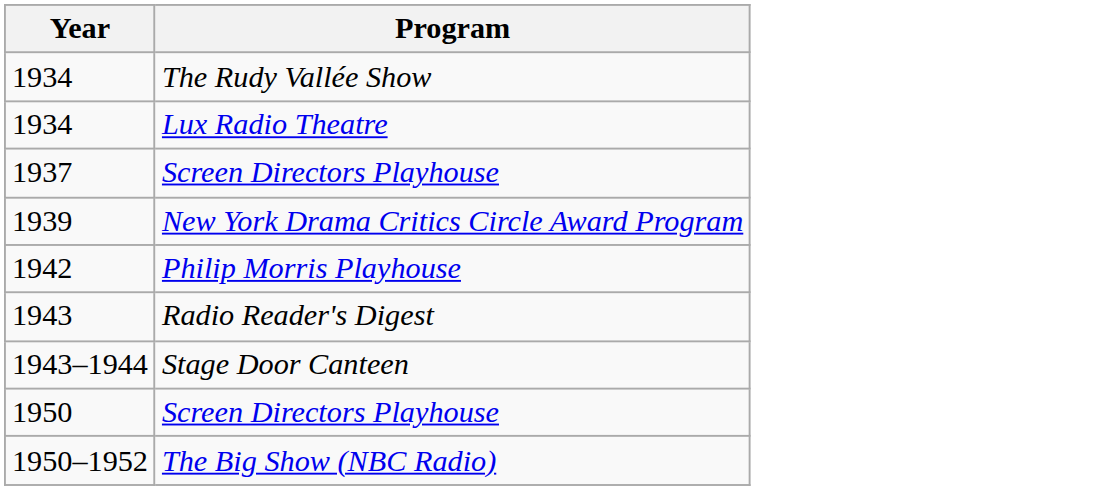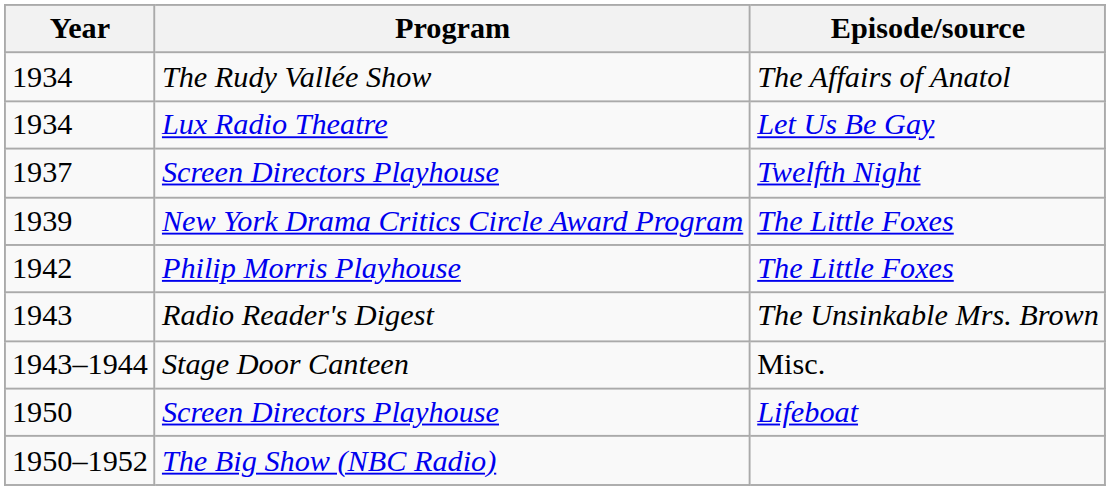+ column: (928, 28)
